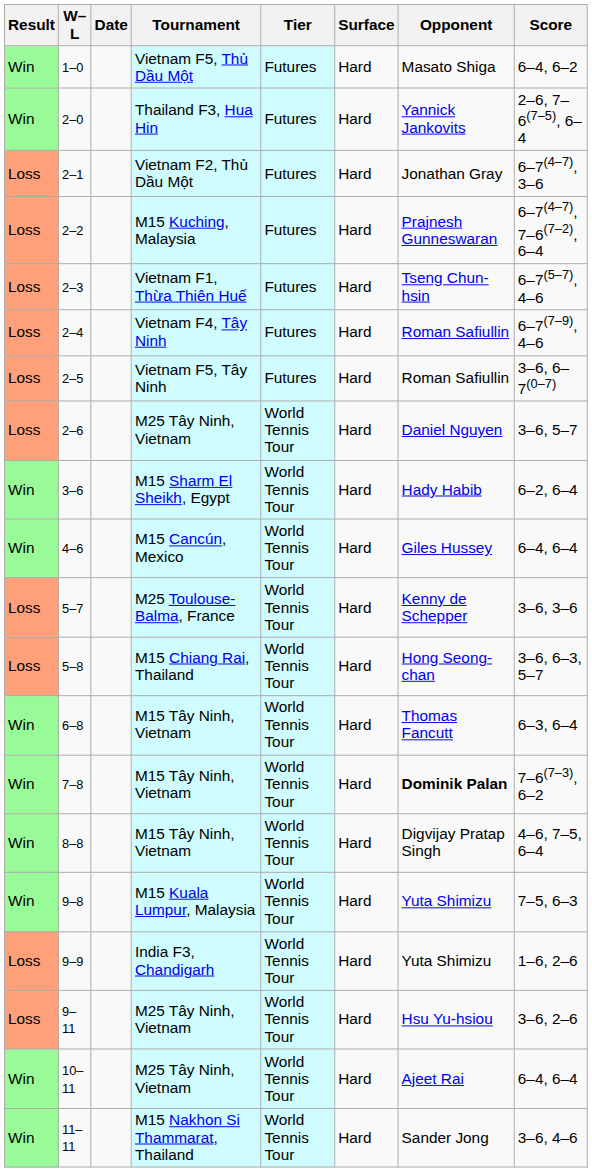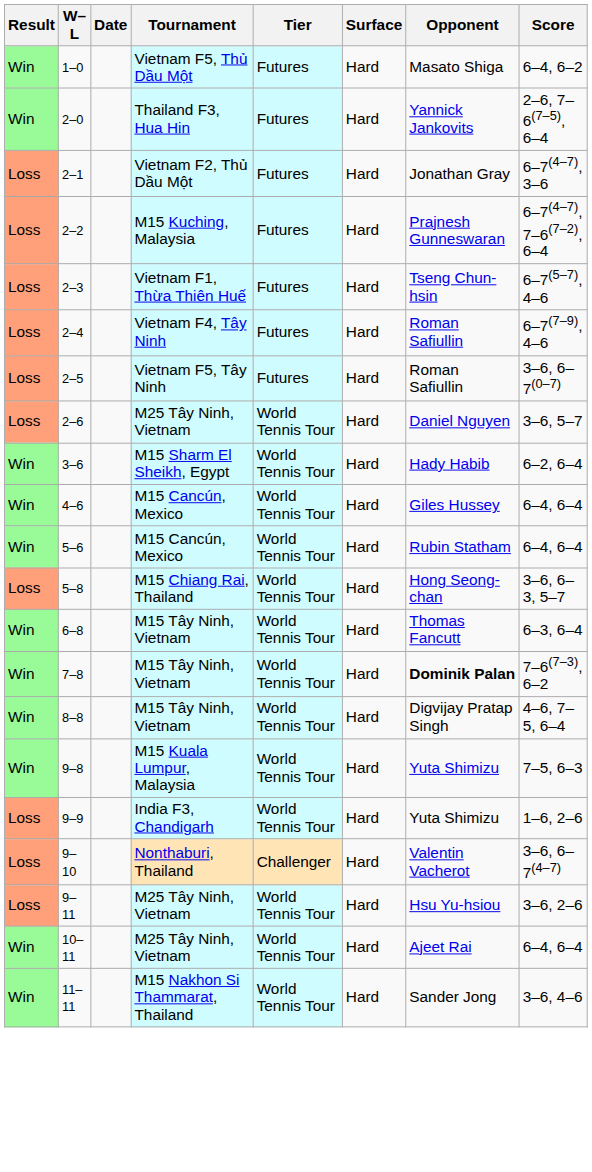+ row: (73, 547)
- row: (73, 608)
+ row: (69, 862)
